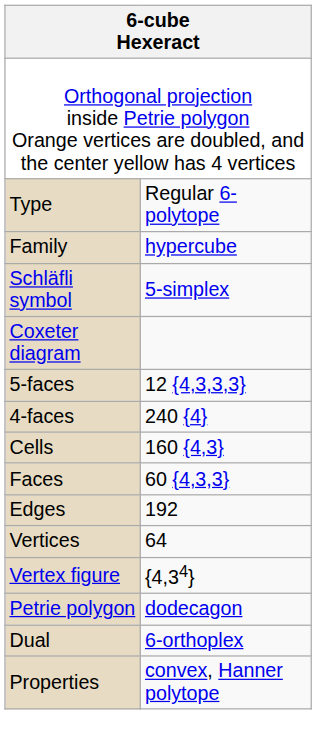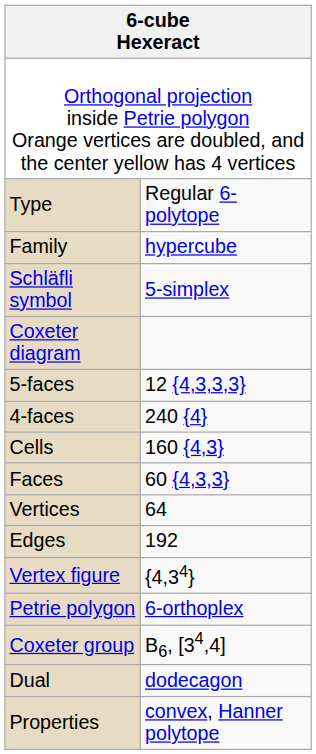rows swapped: (37, 510) <-> (44, 541)
(194, 608) dodecagon -> (194, 608) 6-orthoplex
+ row: (72, 644)
(194, 640) 6-orthoplex -> (194, 680) dodecagon
